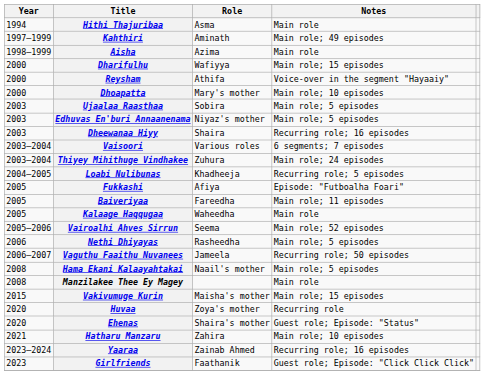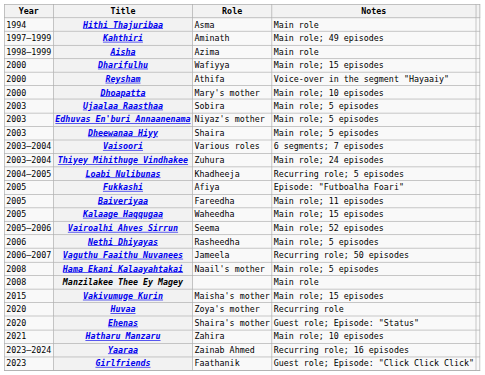(341, 133) Recurring role; 16 episodes -> (326, 133) Main role; 5 episodes
(296, 214) Main role -> (329, 214) Main role; 15 episodes
